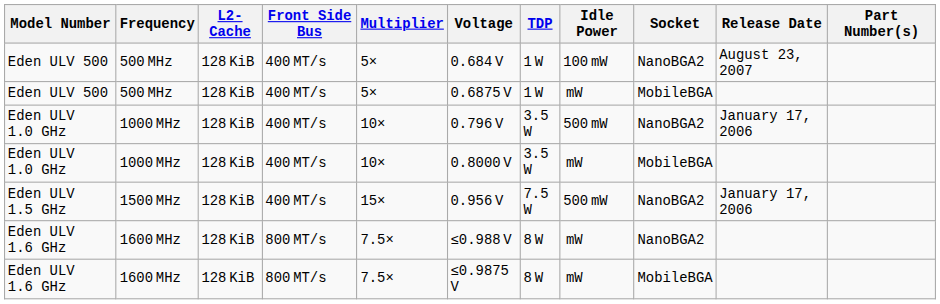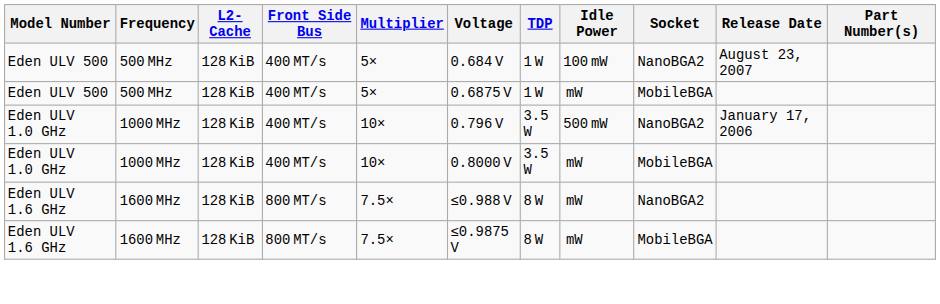- row: (41, 201)
